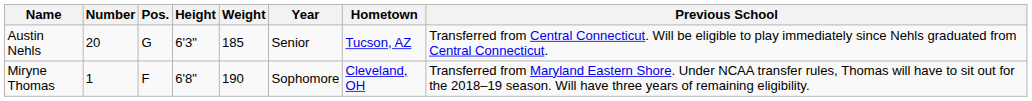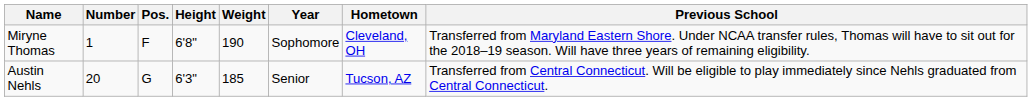rows swapped: (31, 78) <-> (26, 43)
